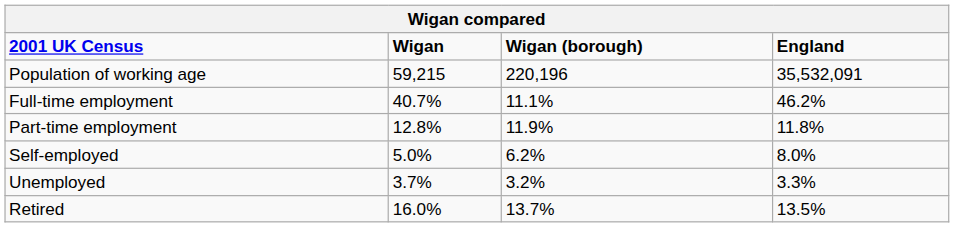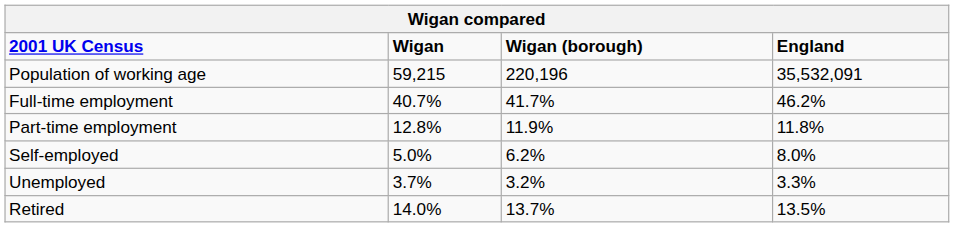(529, 100) 11.1% -> (530, 100) 41.7%
(417, 209) 16.0% -> (417, 209) 14.0%
